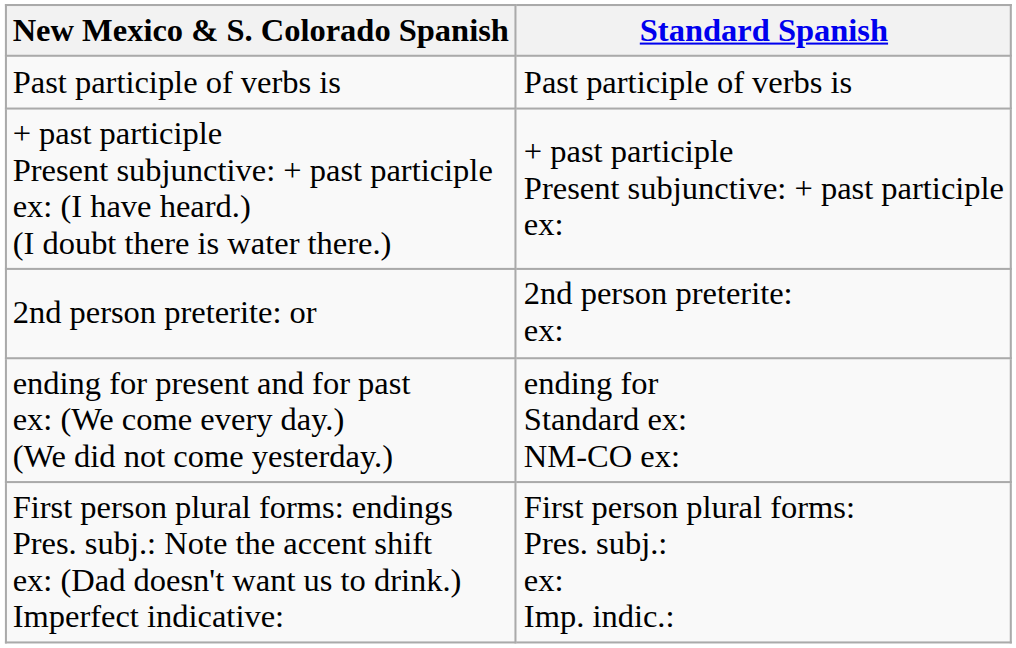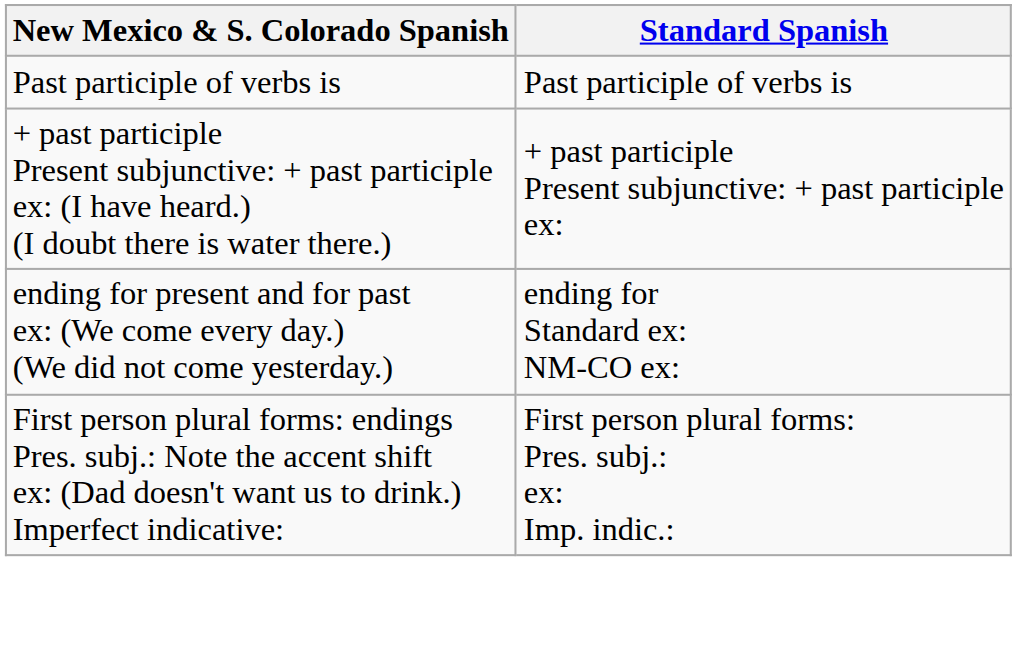- row: (165, 312)
